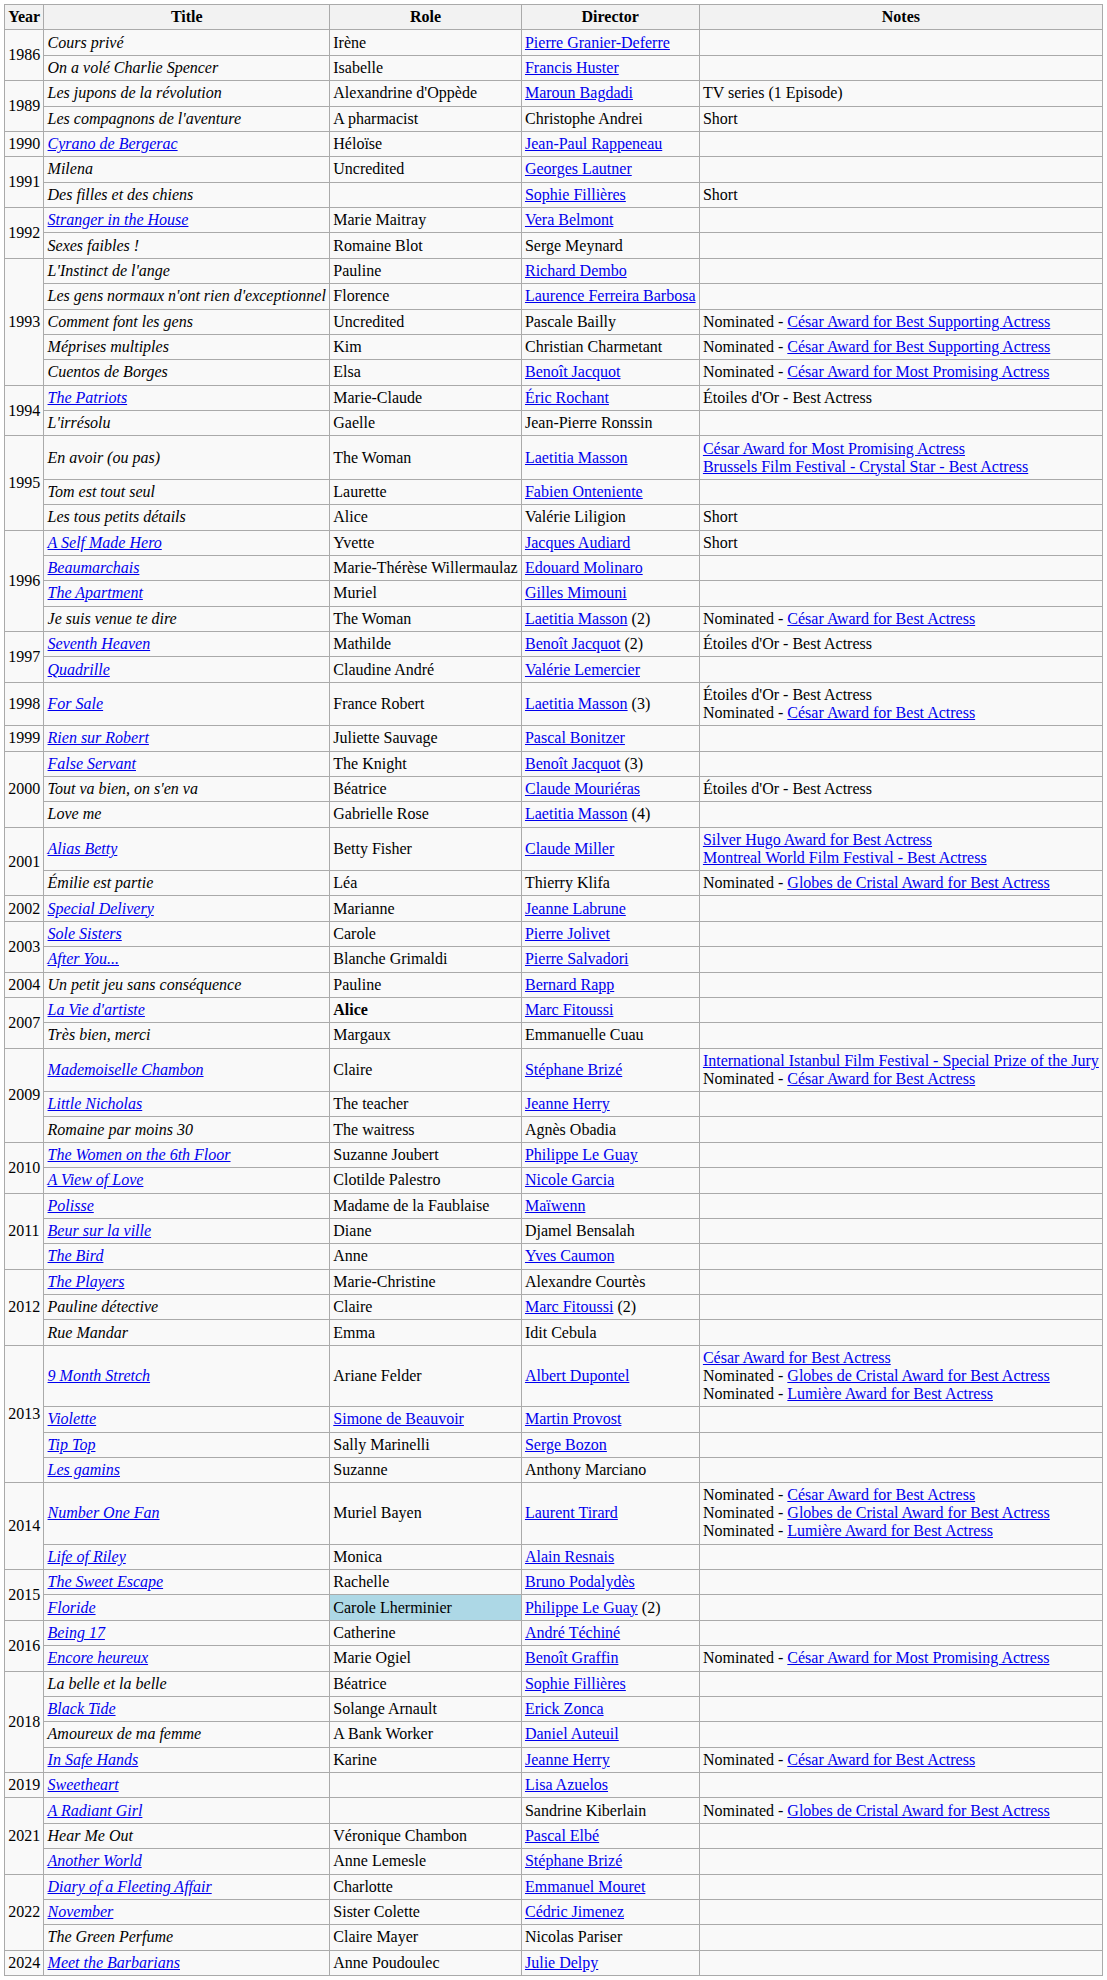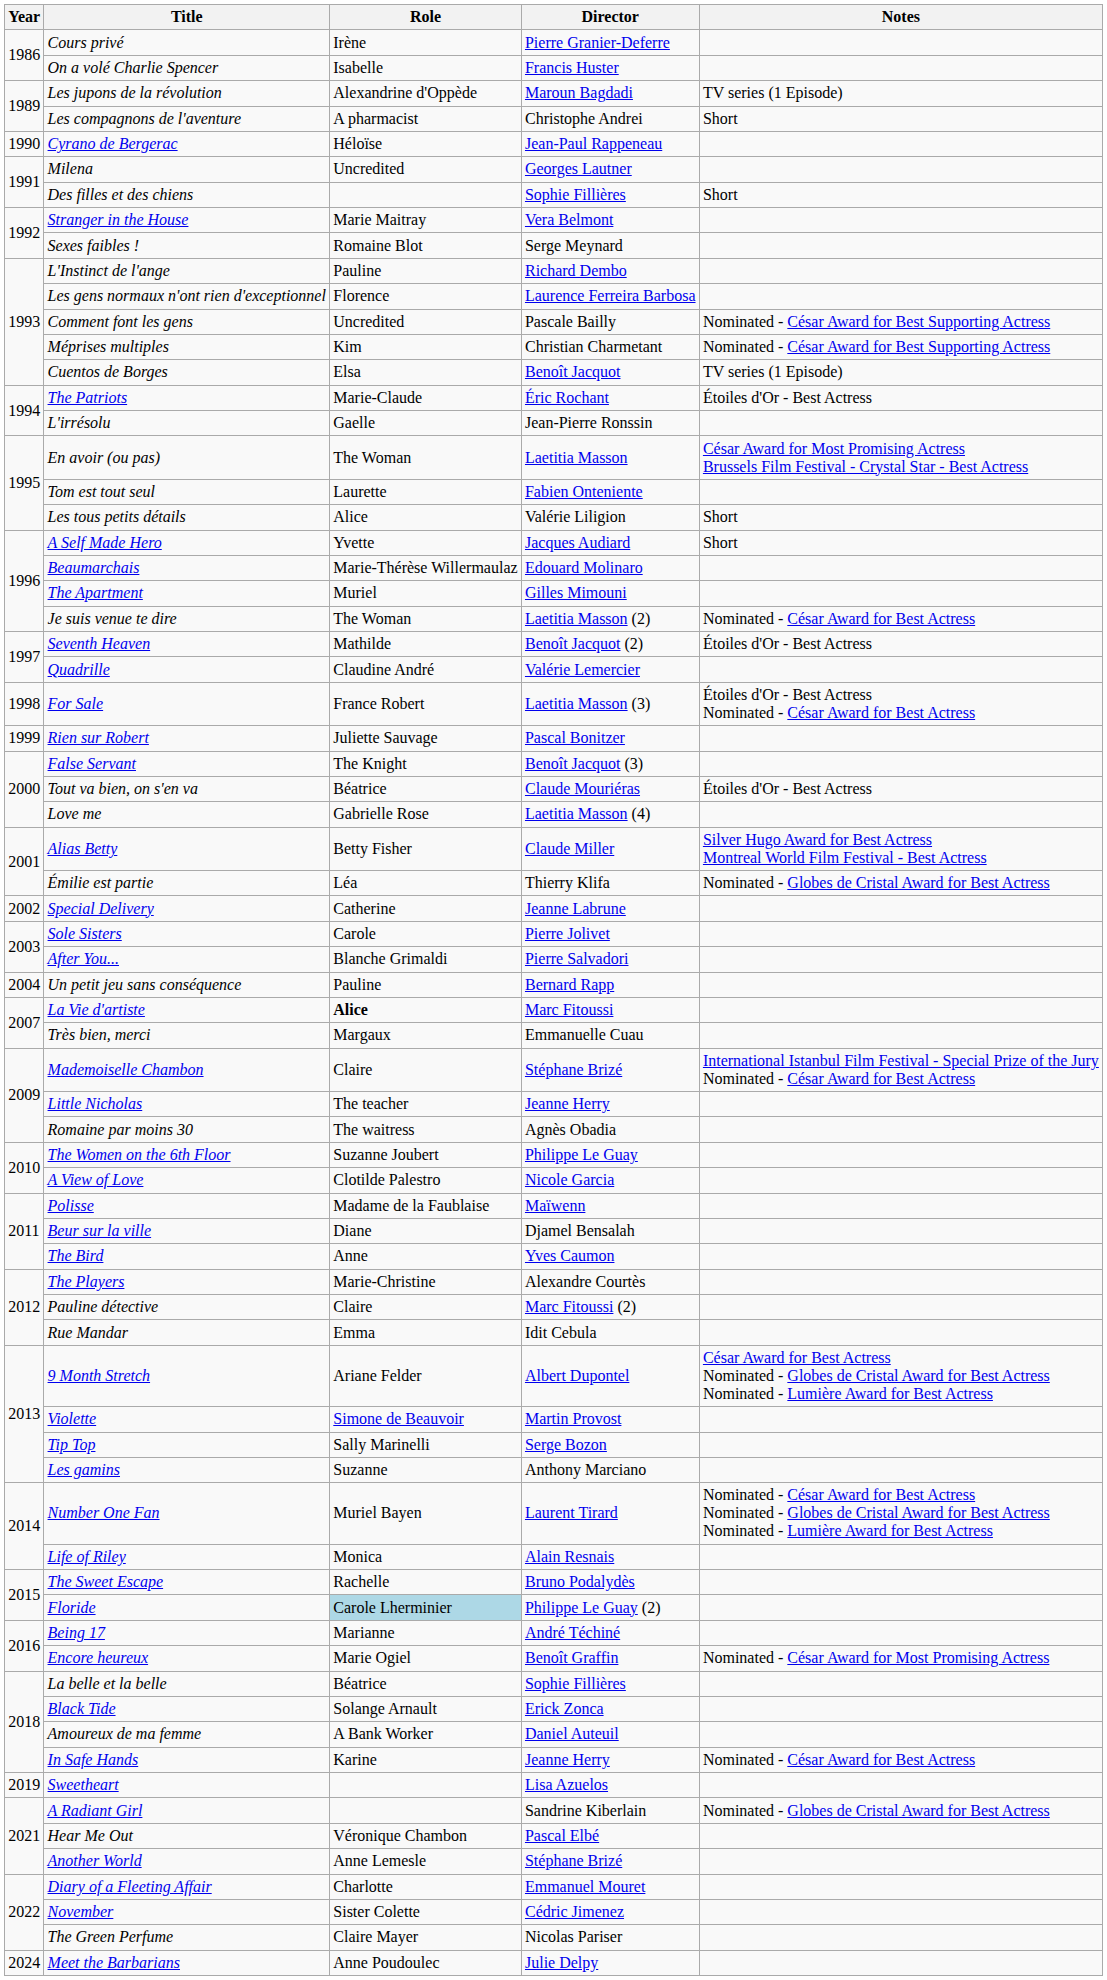(876, 372) Nominated - César Award for Most Promising Actress -> (773, 372) TV series (1 Episode)
(364, 908) Marianne -> (364, 908) Catherine
(364, 1632) Catherine -> (364, 1632) Marianne
